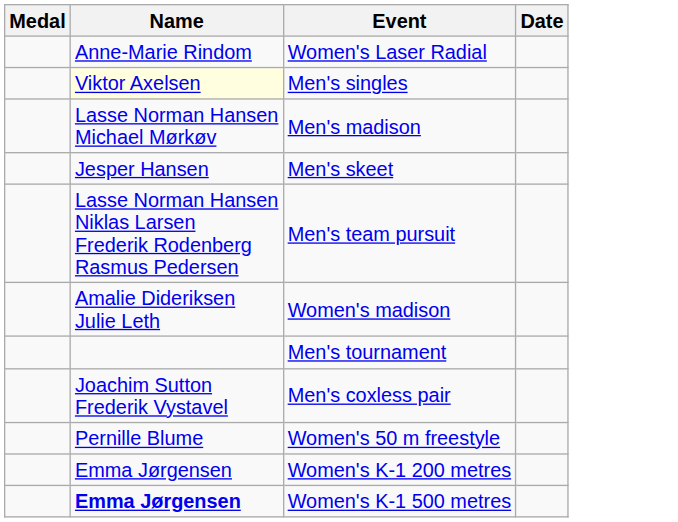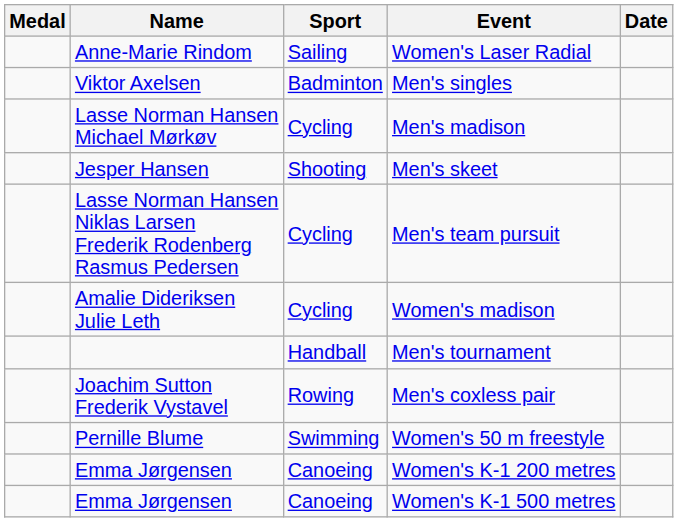+ column: (335, 21)
(138, 84) lightyellow background -> (138, 84) no background
(158, 501) bold -> (153, 501) normal
